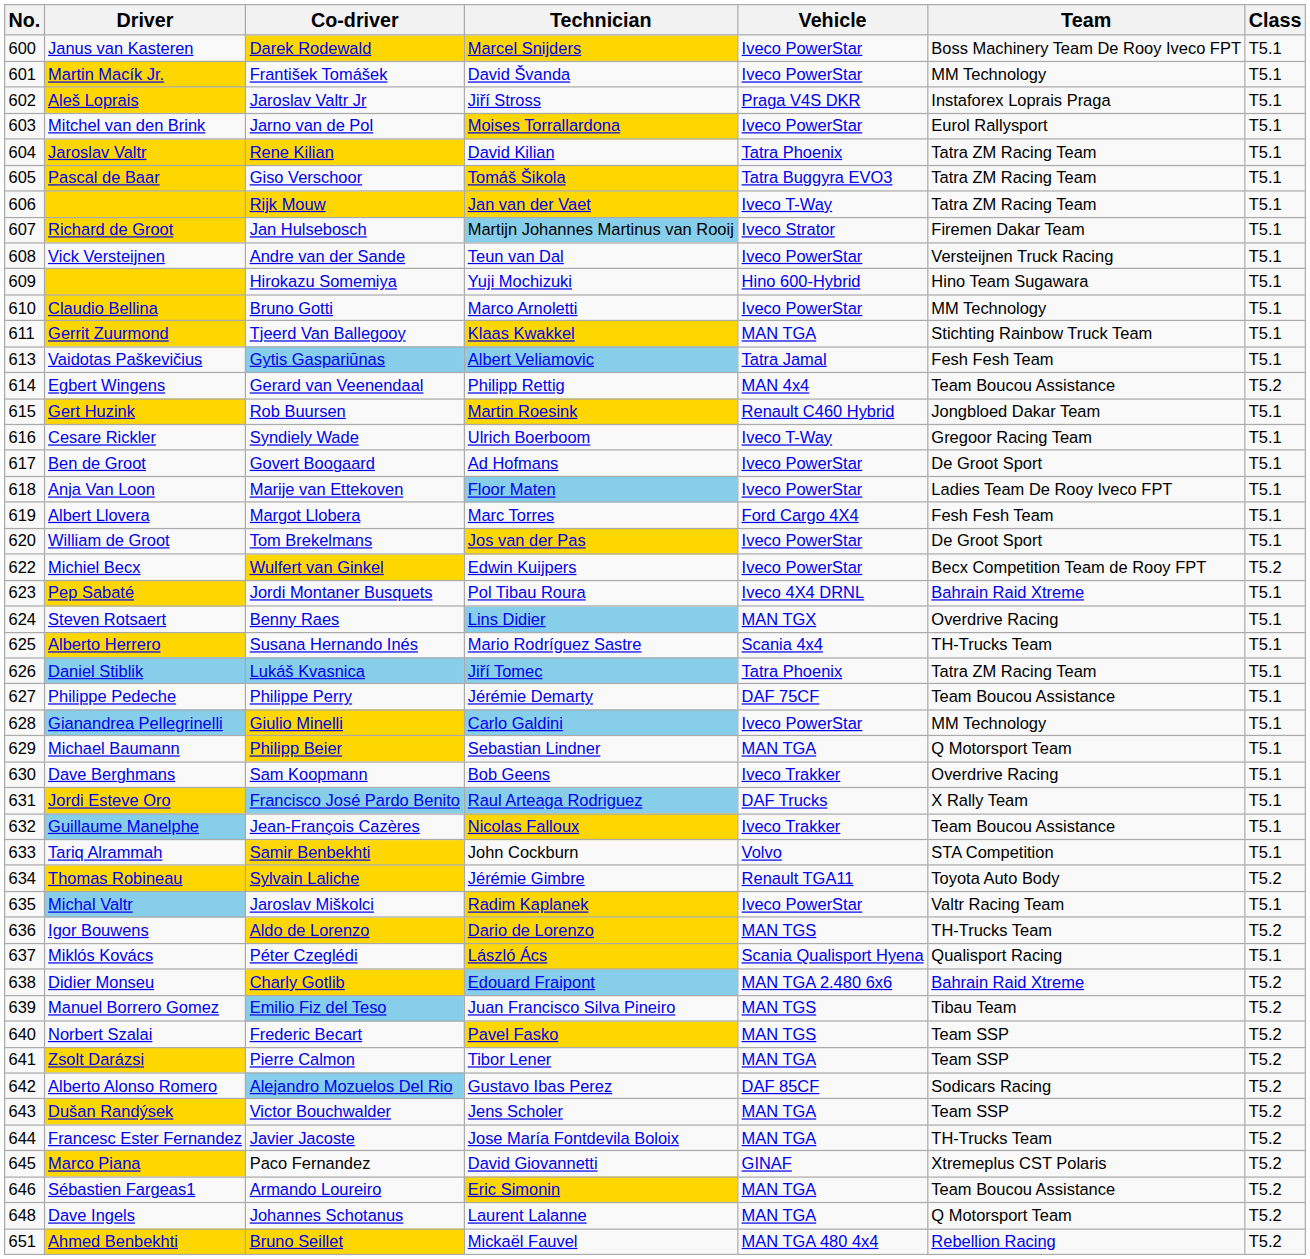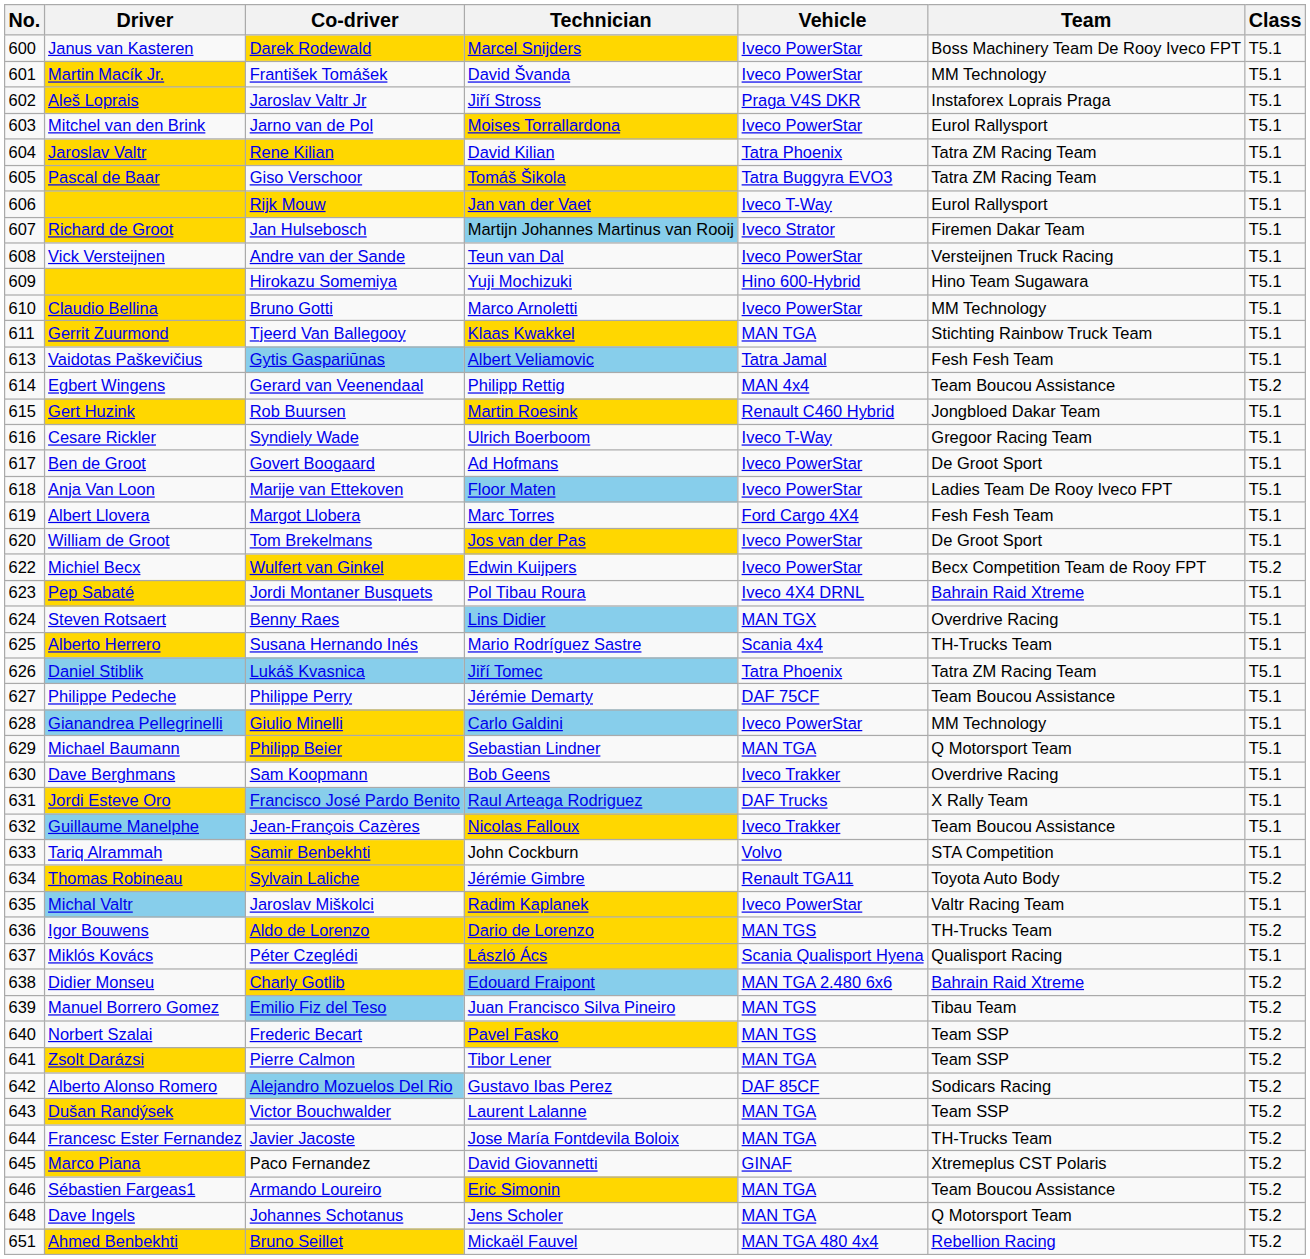(1014, 204) Tatra ZM Racing Team -> (989, 204) Eurol Rallysport
(515, 1111) Jens Scholer -> (527, 1111) Laurent Lalanne
(527, 1215) Laurent Lalanne -> (515, 1215) Jens Scholer
